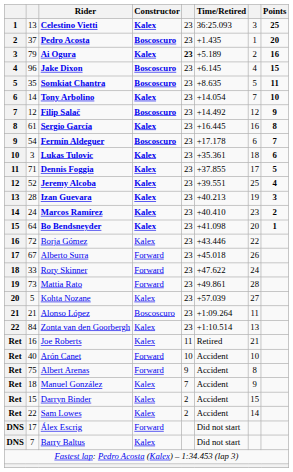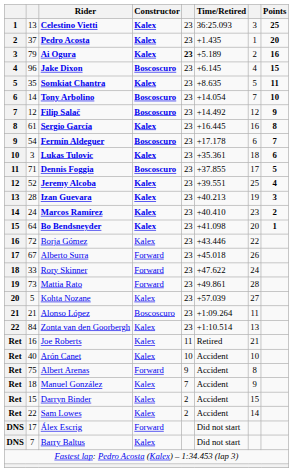(155, 39) Boscoscuro -> (145, 39) Kalex
(155, 83) Boscoscuro -> (145, 83) Kalex
(145, 97) Kalex -> (155, 97) Boscoscuro
(145, 169) Kalex -> (155, 169) Boscoscuro
(149, 355) Forward -> (145, 355) Kalex
